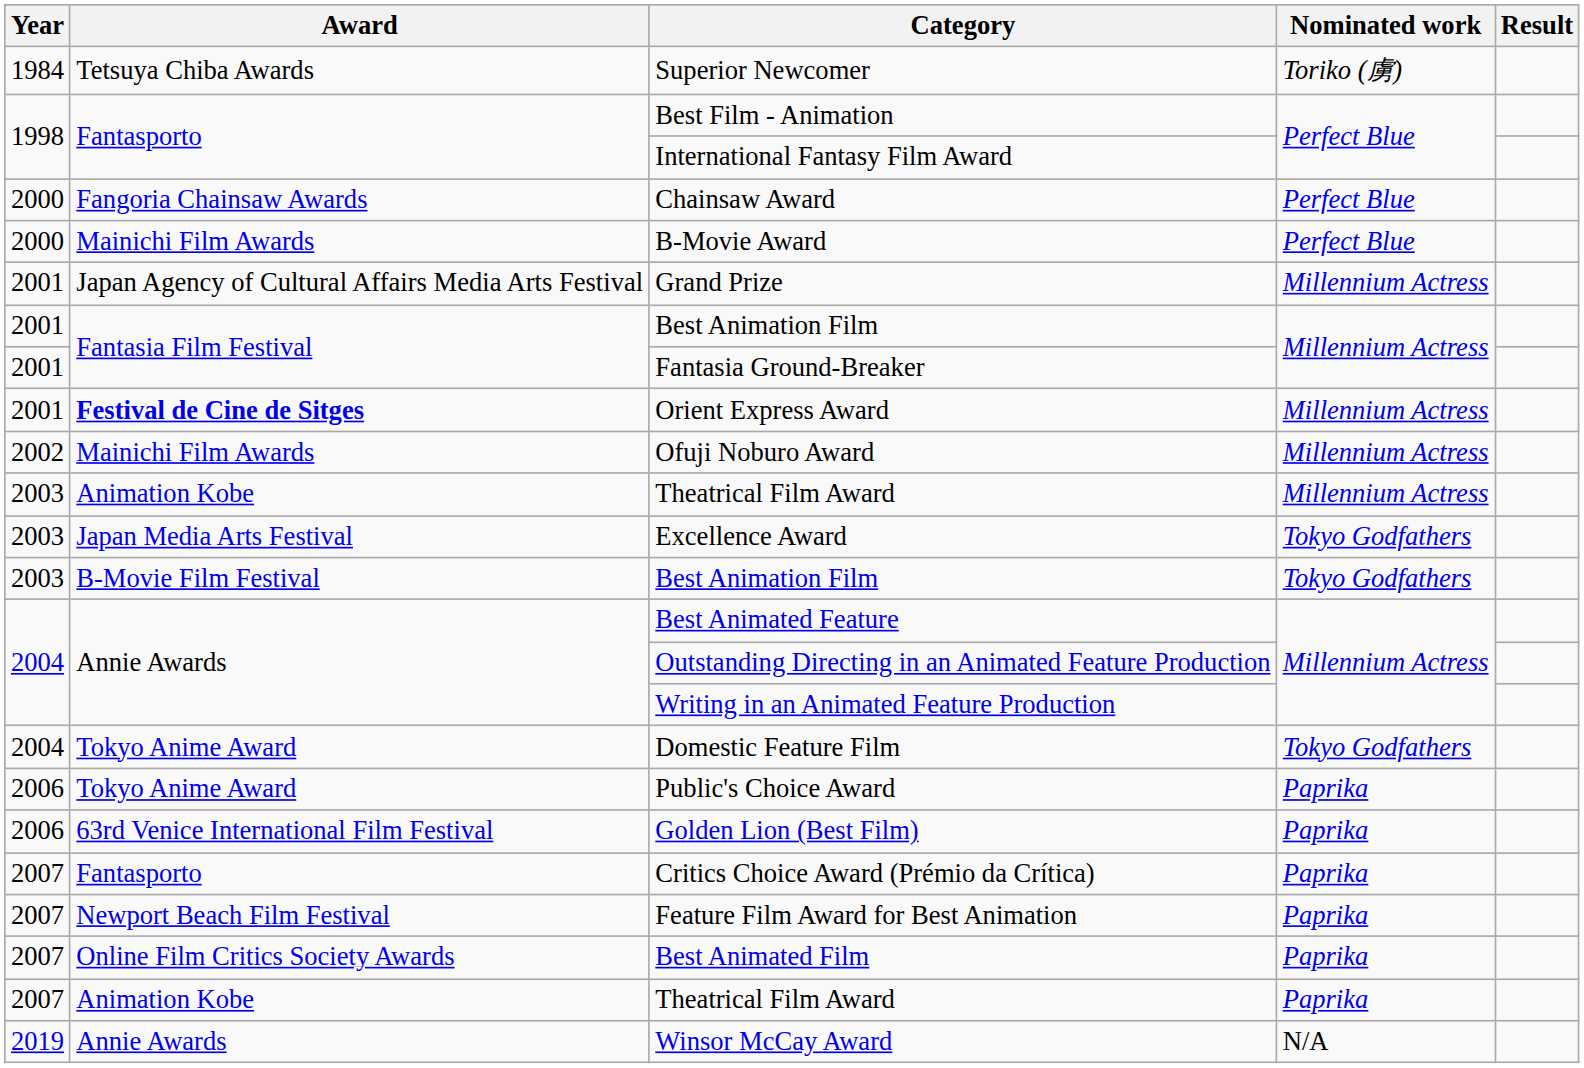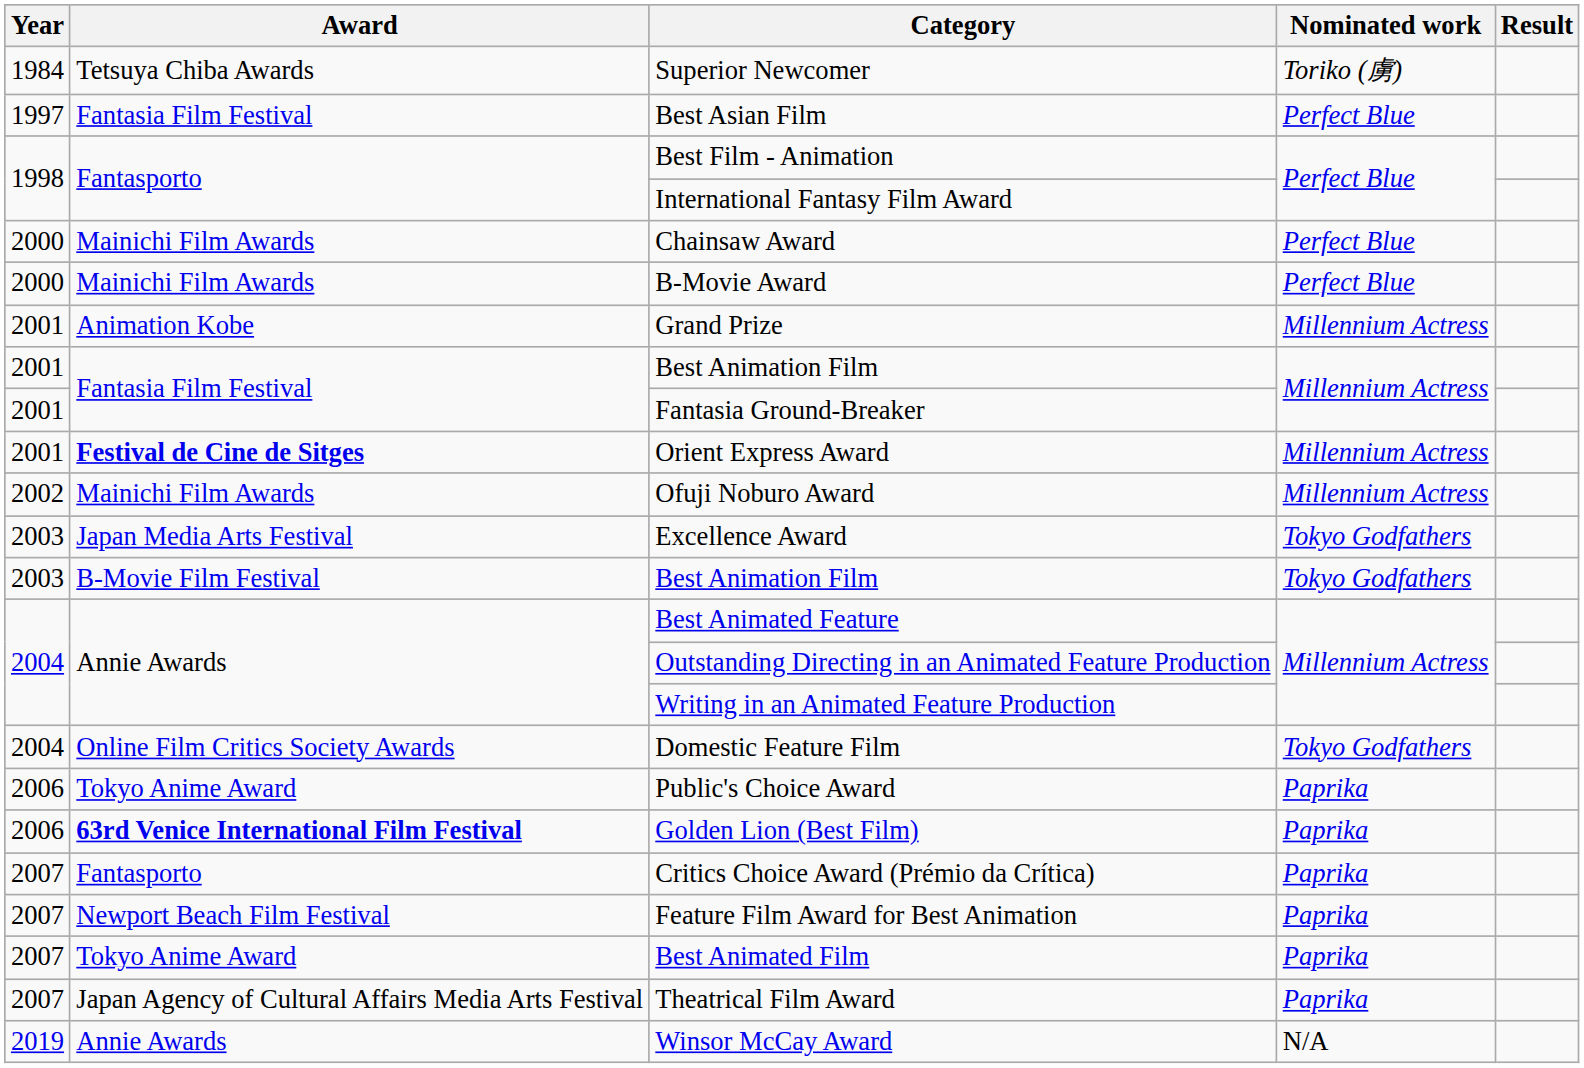+ row: (38, 114)
(222, 199) Fangoria Chainsaw Awards -> (195, 241) Mainichi Film Awards
(360, 283) Japan Agency of Cultural Affairs Media Arts Festival -> (165, 325) Animation Kobe
- row: (38, 493)
(186, 746) Tokyo Anime Award -> (265, 746) Online Film Critics Society Awards
(285, 830) normal -> (299, 830) bold
(265, 957) Online Film Critics Society Awards -> (186, 957) Tokyo Anime Award
(165, 999) Animation Kobe -> (360, 999) Japan Agency of Cultural Affairs Media Arts Festival
